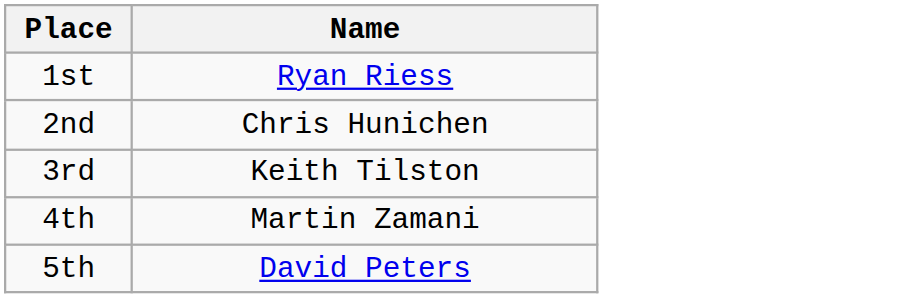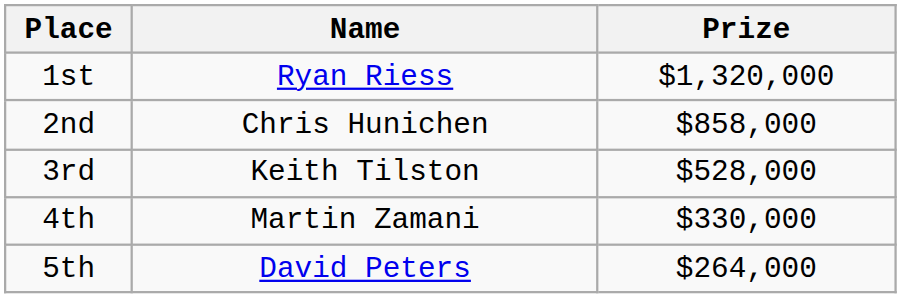+ column: (746, 29)
